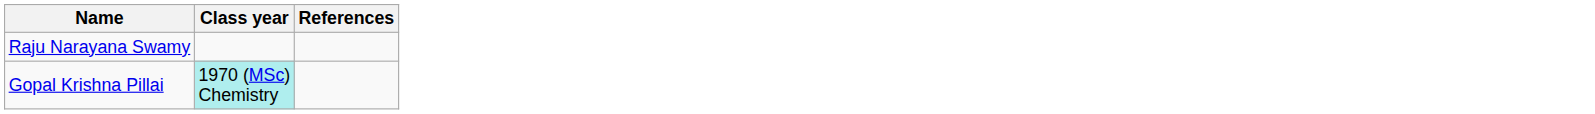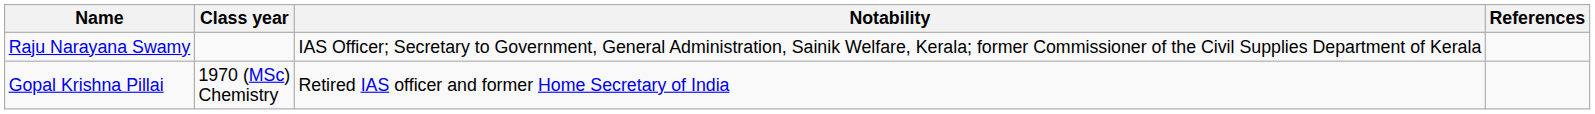+ column: (890, 18)
(244, 84) paleturquoise background -> (244, 84) no background
